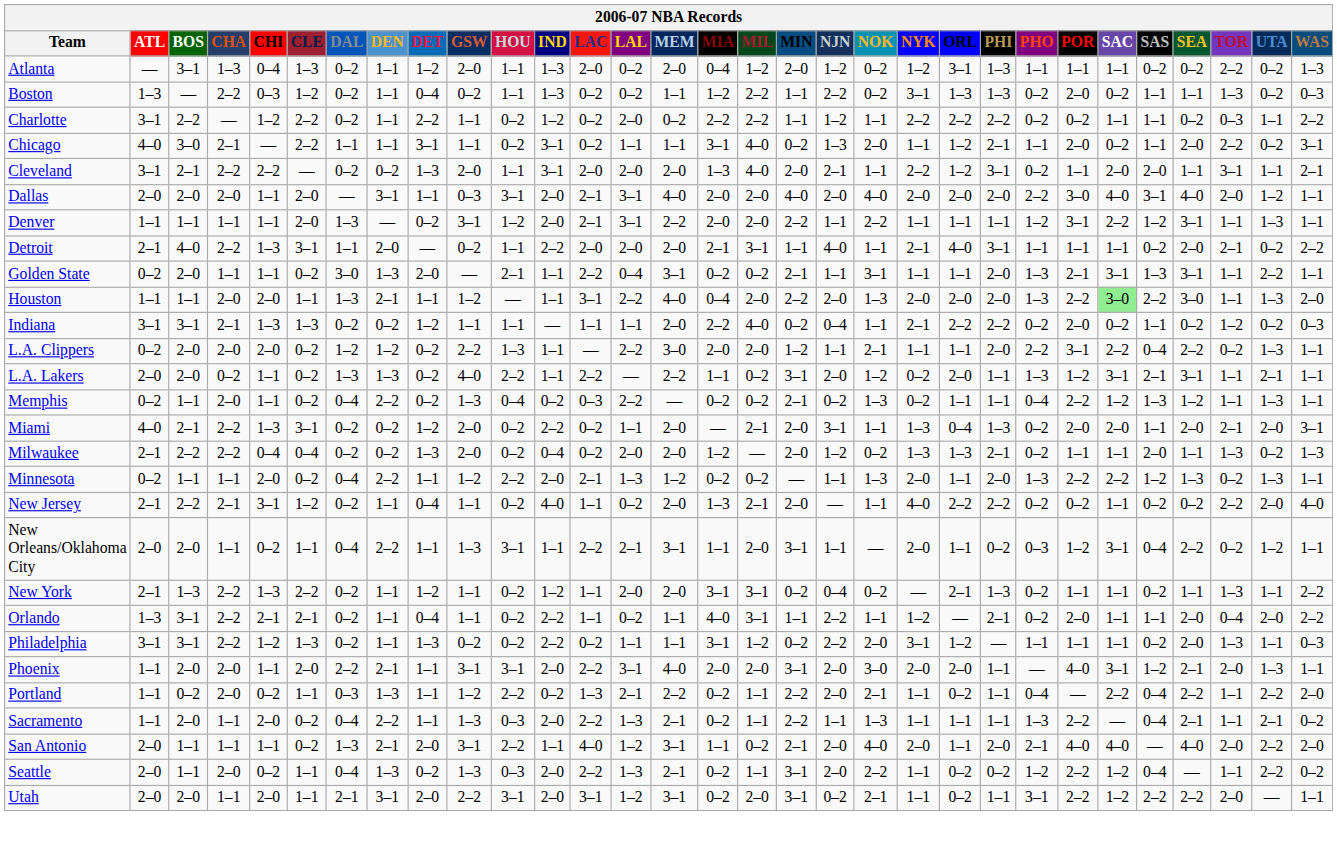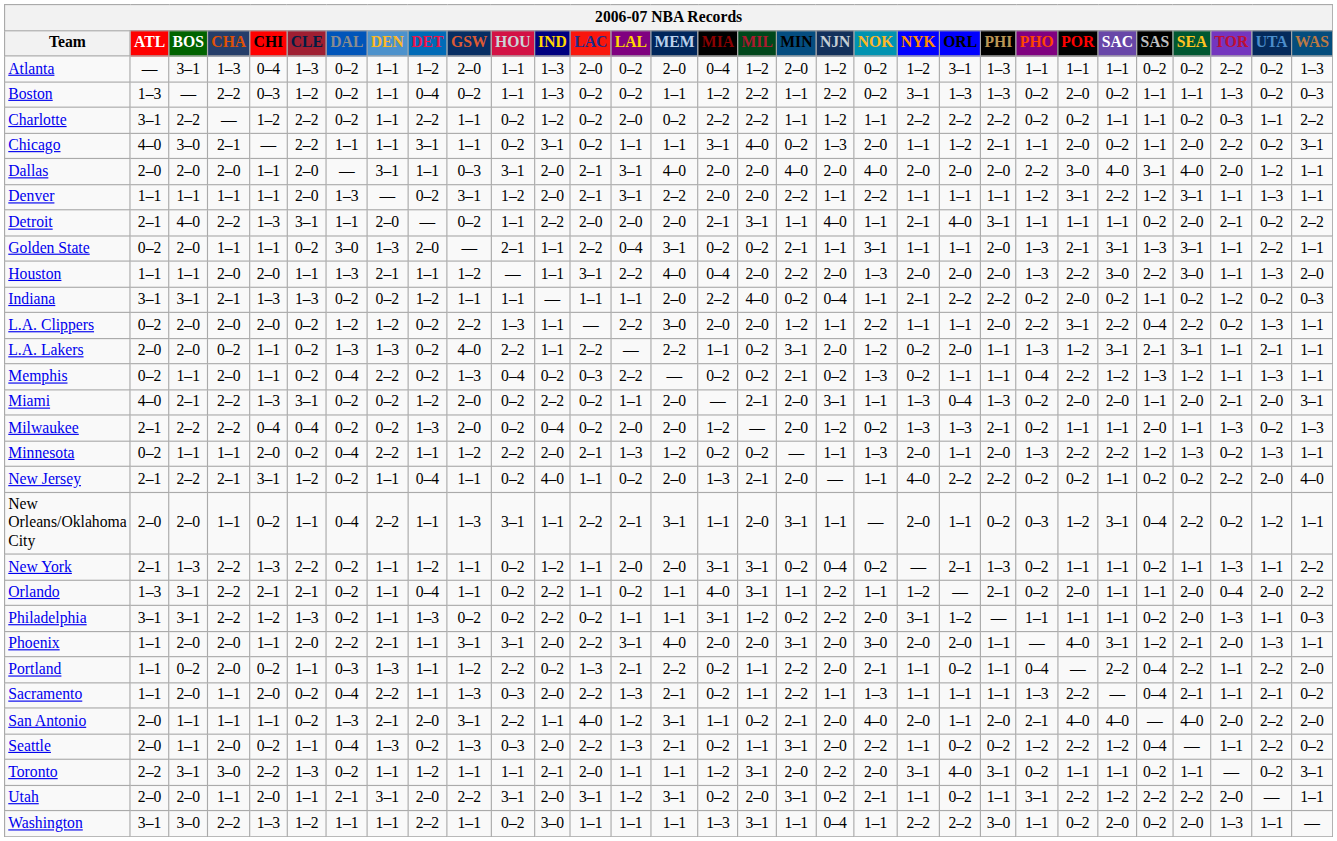- row: (40, 170)
(1117, 299) lightgreen background -> (1117, 273) no background
(876, 350) 2–1 -> (876, 324) 2–2
+ row: (33, 771)
+ row: (46, 823)
